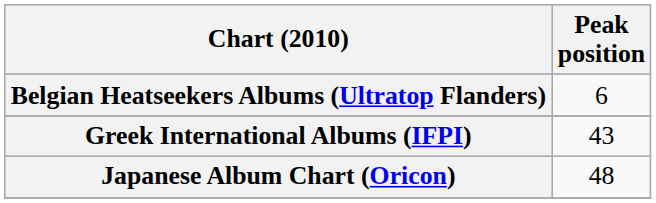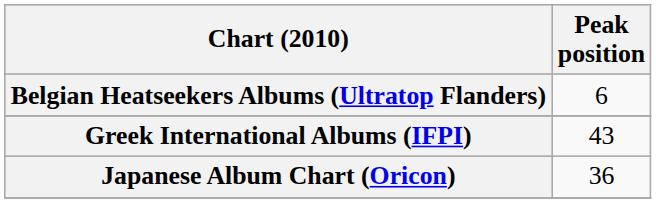(602, 176) 48 -> (602, 176) 36
